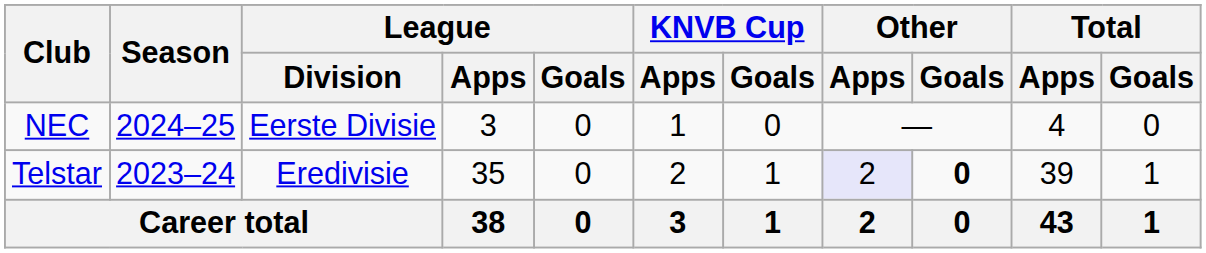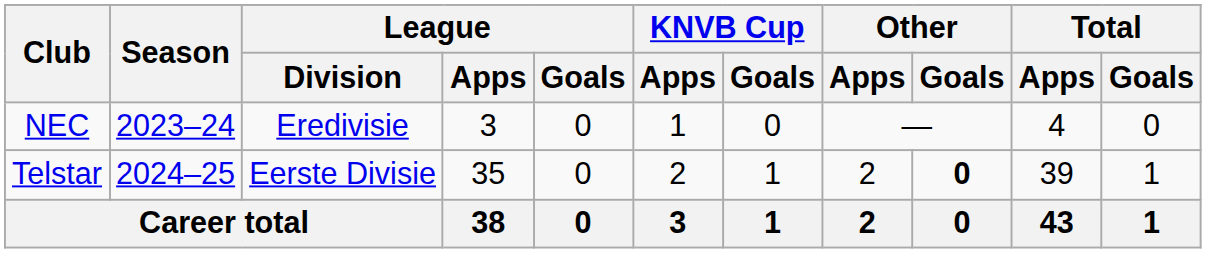(176, 125) 2024–25 -> (176, 125) 2023–24
(343, 125) Eerste Divisie -> (343, 125) Eredivisie
(176, 174) 2023–24 -> (176, 174) 2024–25
(343, 174) Eredivisie -> (343, 174) Eerste Divisie
(867, 174) lavender background -> (867, 174) no background
